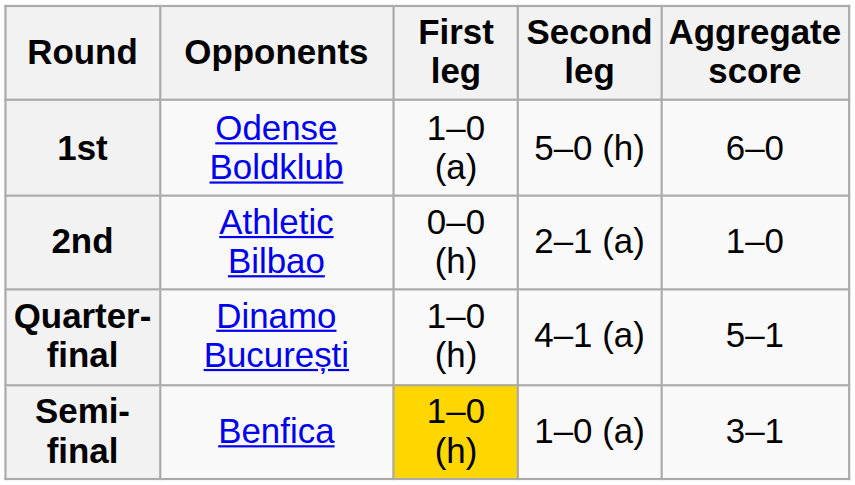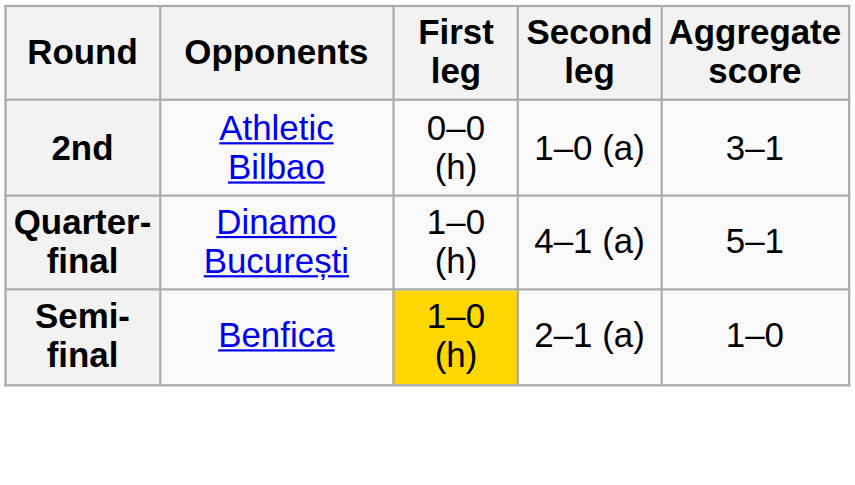- row: (83, 147)
(590, 241) 2–1 (a) -> (590, 147) 1–0 (a)
(755, 241) 1–0 -> (755, 147) 3–1
(590, 430) 1–0 (a) -> (590, 336) 2–1 (a)
(755, 430) 3–1 -> (755, 336) 1–0
